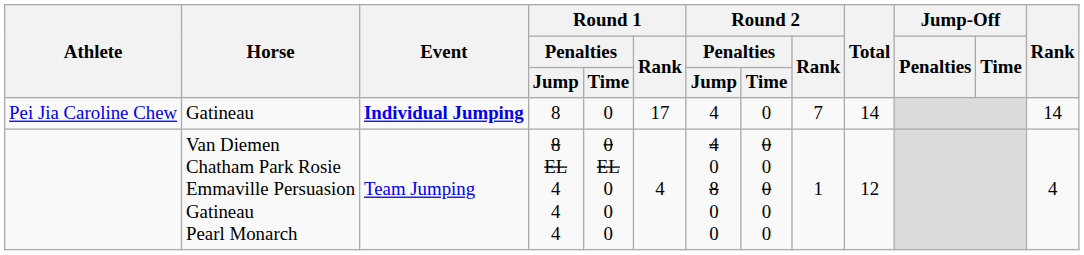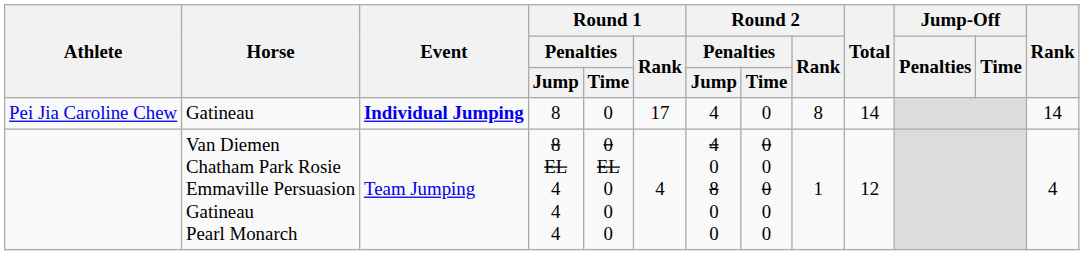(818, 113) 7 -> (818, 113) 8
